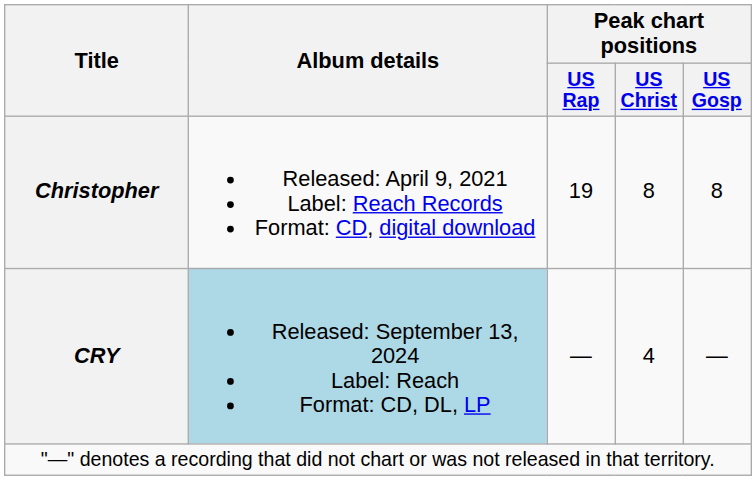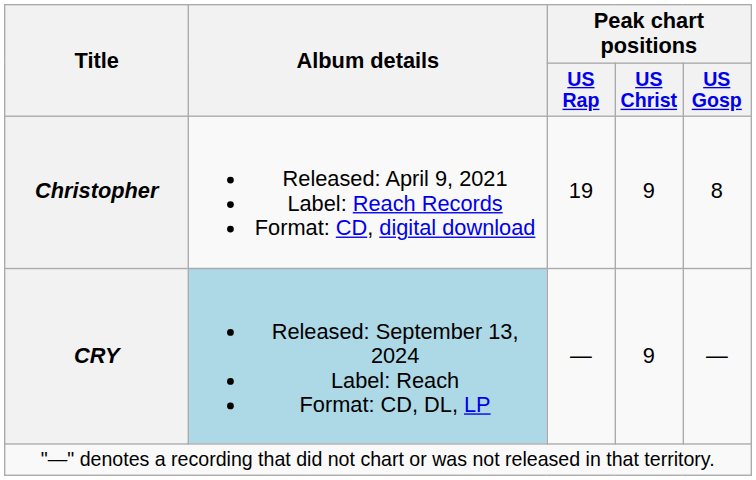(649, 191) 8 -> (649, 191) 9
(649, 355) 4 -> (649, 355) 9
